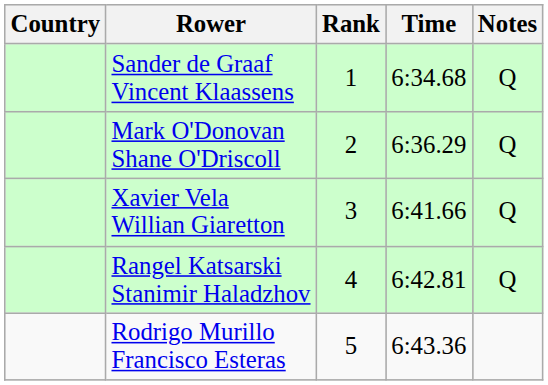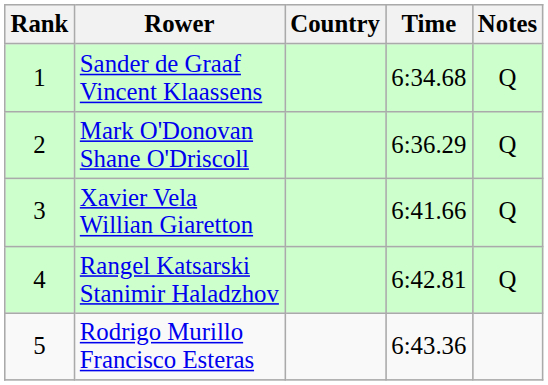columns swapped: (351, 24) <-> (55, 24)
